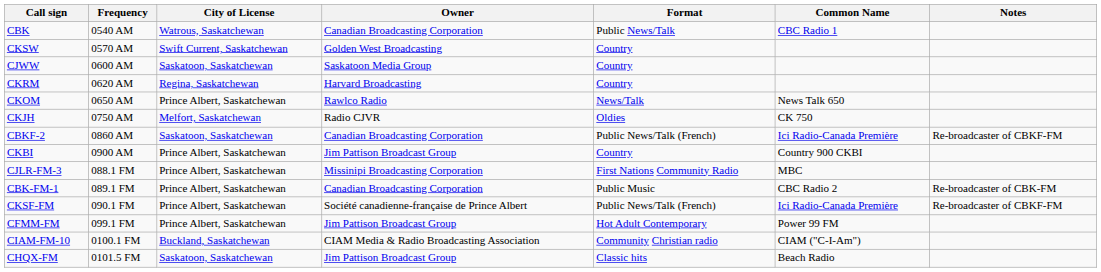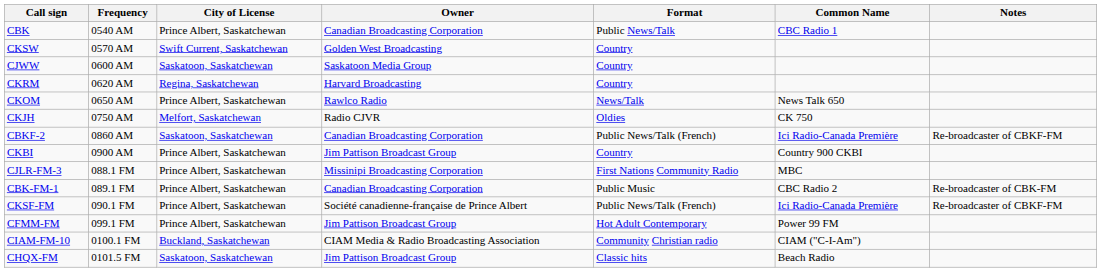(212, 30) Watrous, Saskatchewan -> (223, 30) Prince Albert, Saskatchewan
